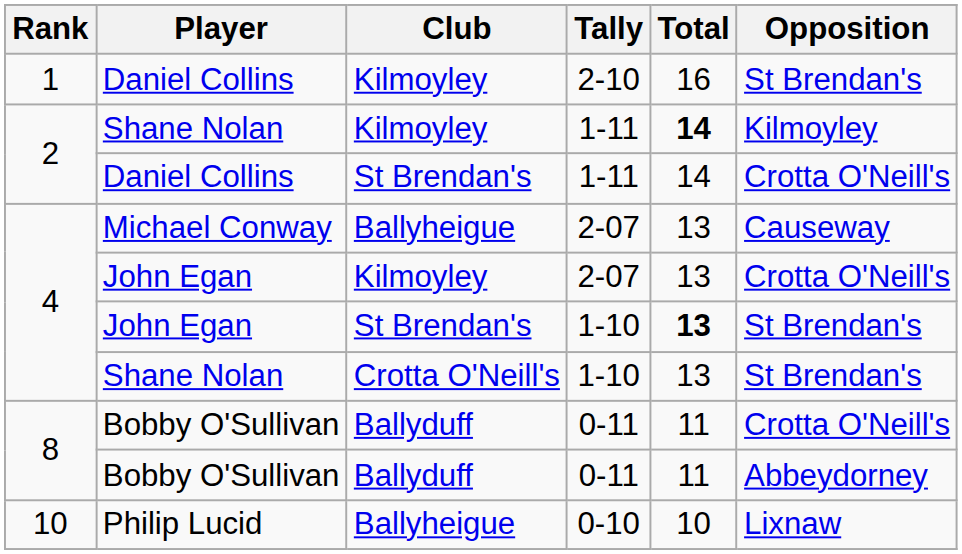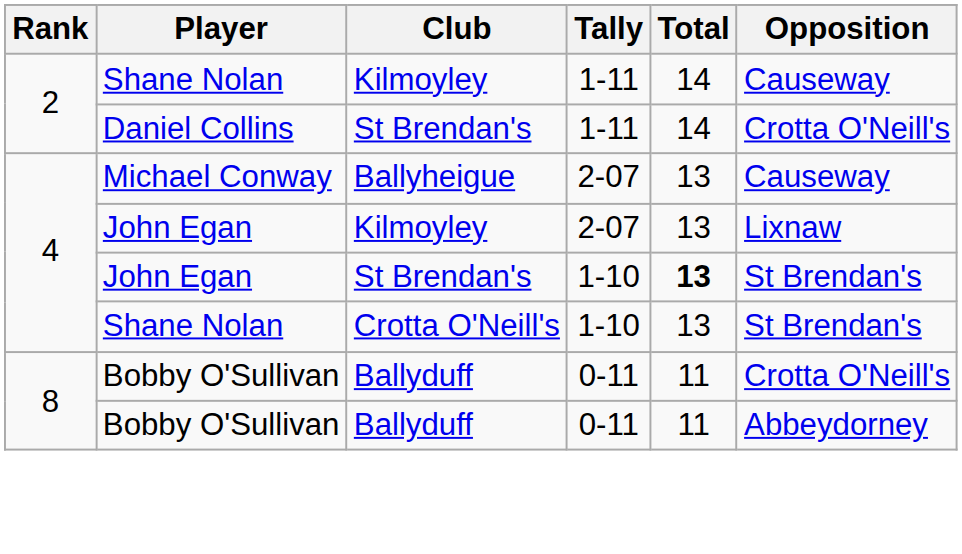- row: (198, 78)
(694, 128) bold -> (694, 78) normal
(811, 128) Kilmoyley -> (817, 78) Causeway
(847, 276) Crotta O'Neill's -> (793, 227) Lixnaw
- row: (183, 524)
